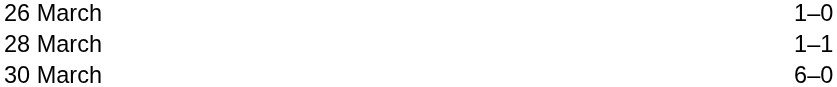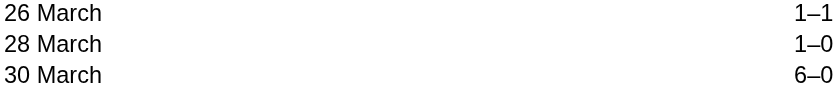(814, 13) 1–0 -> (814, 13) 1–1
(814, 44) 1–1 -> (814, 44) 1–0
